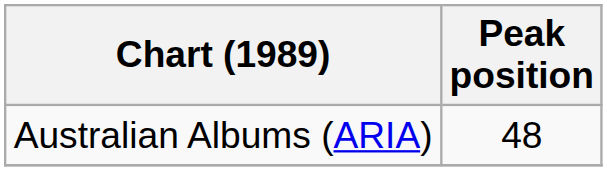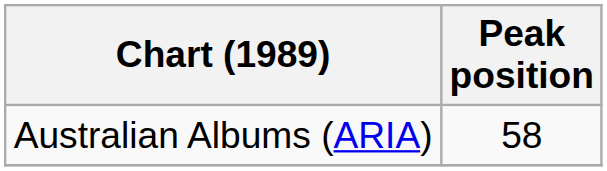(522, 134) 48 -> (522, 134) 58
